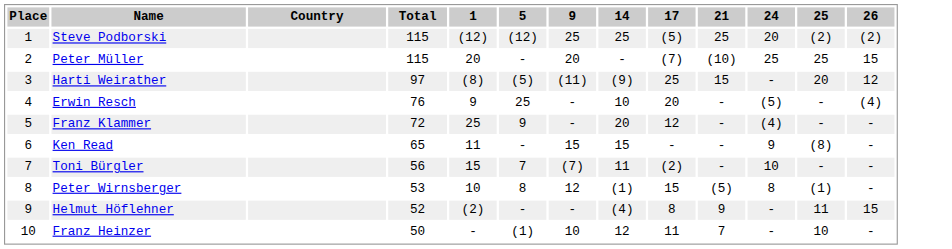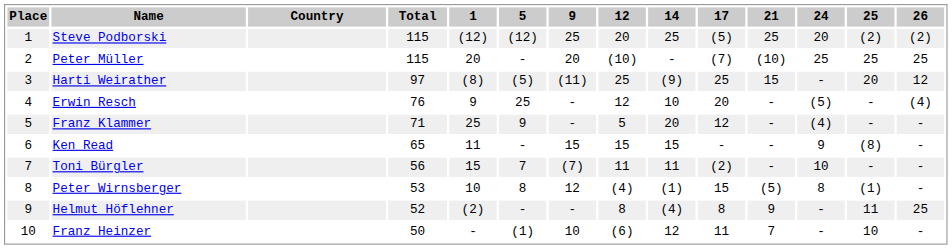+ column: (622, 16)
(871, 59) 15 -> (920, 59) 25
(418, 124) 72 -> (418, 124) 71
(871, 210) 15 -> (920, 210) 25
